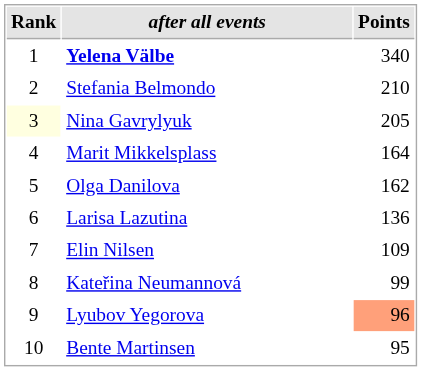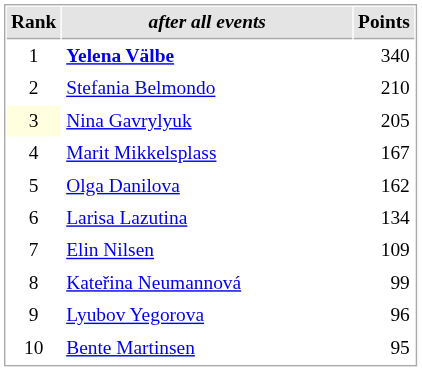(395, 153) 164 -> (395, 153) 167
(395, 218) 136 -> (395, 218) 134
(400, 315) lightsalmon background -> (400, 315) no background
